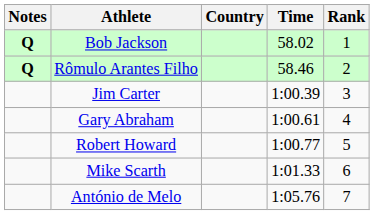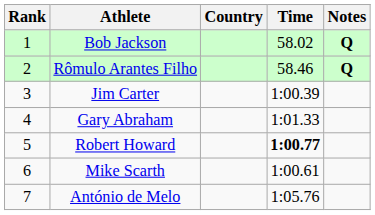columns swapped: (346, 17) <-> (28, 17)
(296, 119) 1:00.61 -> (295, 119) 1:01.33
(296, 145) normal -> (295, 145) bold
(296, 171) 1:01.33 -> (295, 171) 1:00.61
